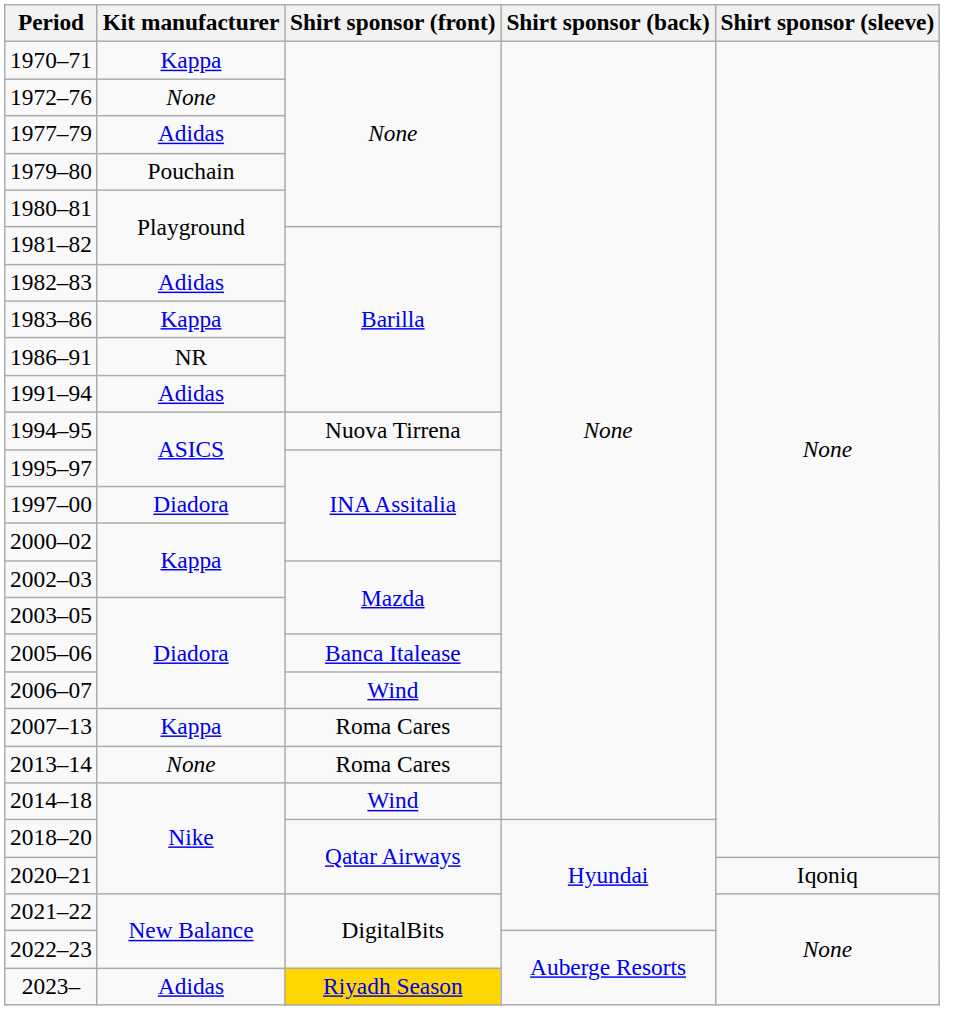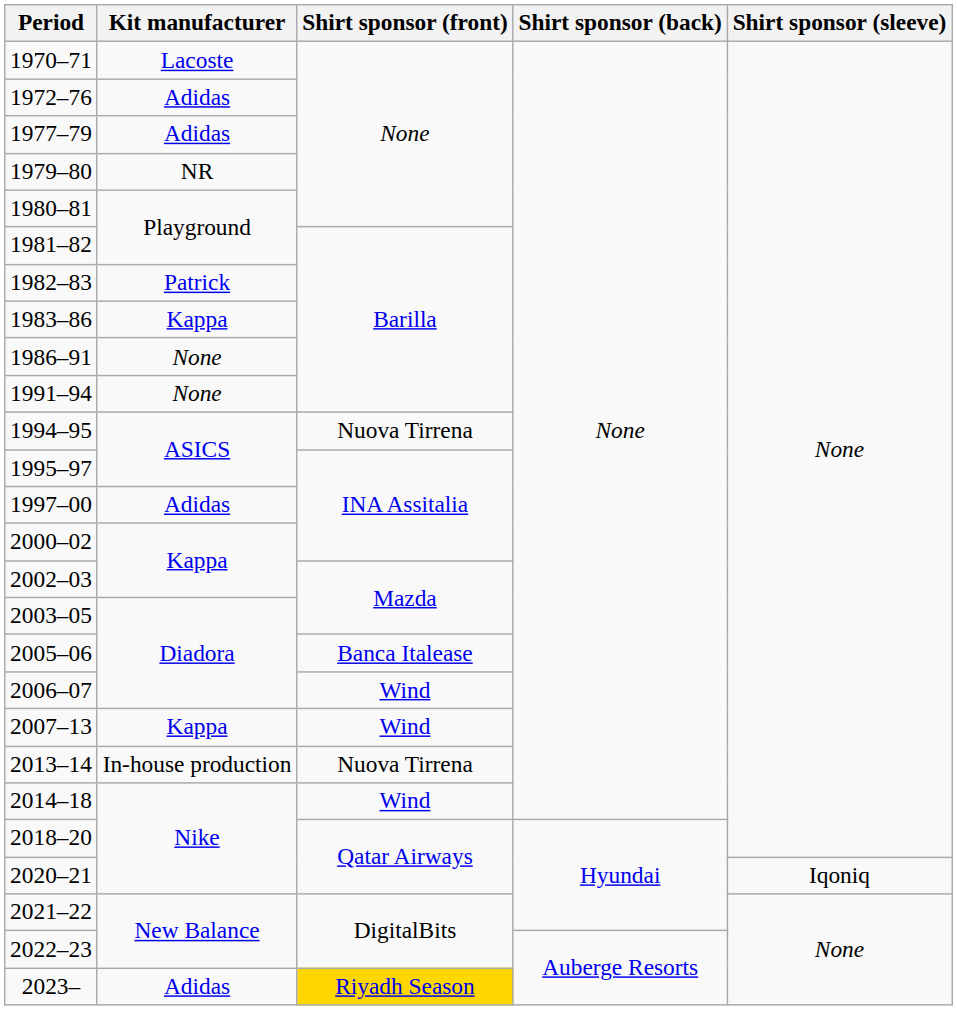(191, 60) Kappa -> (197, 60) Lacoste
(191, 97) None -> (197, 97) Adidas
(191, 171) Pouchain -> (197, 171) NR
(191, 282) Adidas -> (197, 282) Patrick
(191, 356) NR -> (197, 356) None
(191, 393) Adidas -> (197, 393) None
(191, 504) Diadora -> (197, 504) Adidas
(393, 726) Roma Cares -> (405, 726) Wind
(191, 763) None -> (197, 763) In-house production
(393, 763) Roma Cares -> (405, 763) Nuova Tirrena
